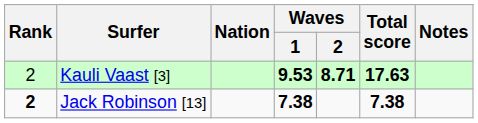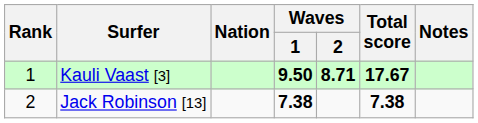(30, 74) 2 -> (30, 74) 1
(295, 74) 9.53 -> (295, 74) 9.50
(387, 74) 17.63 -> (387, 74) 17.67
(30, 103) bold -> (30, 103) normal
